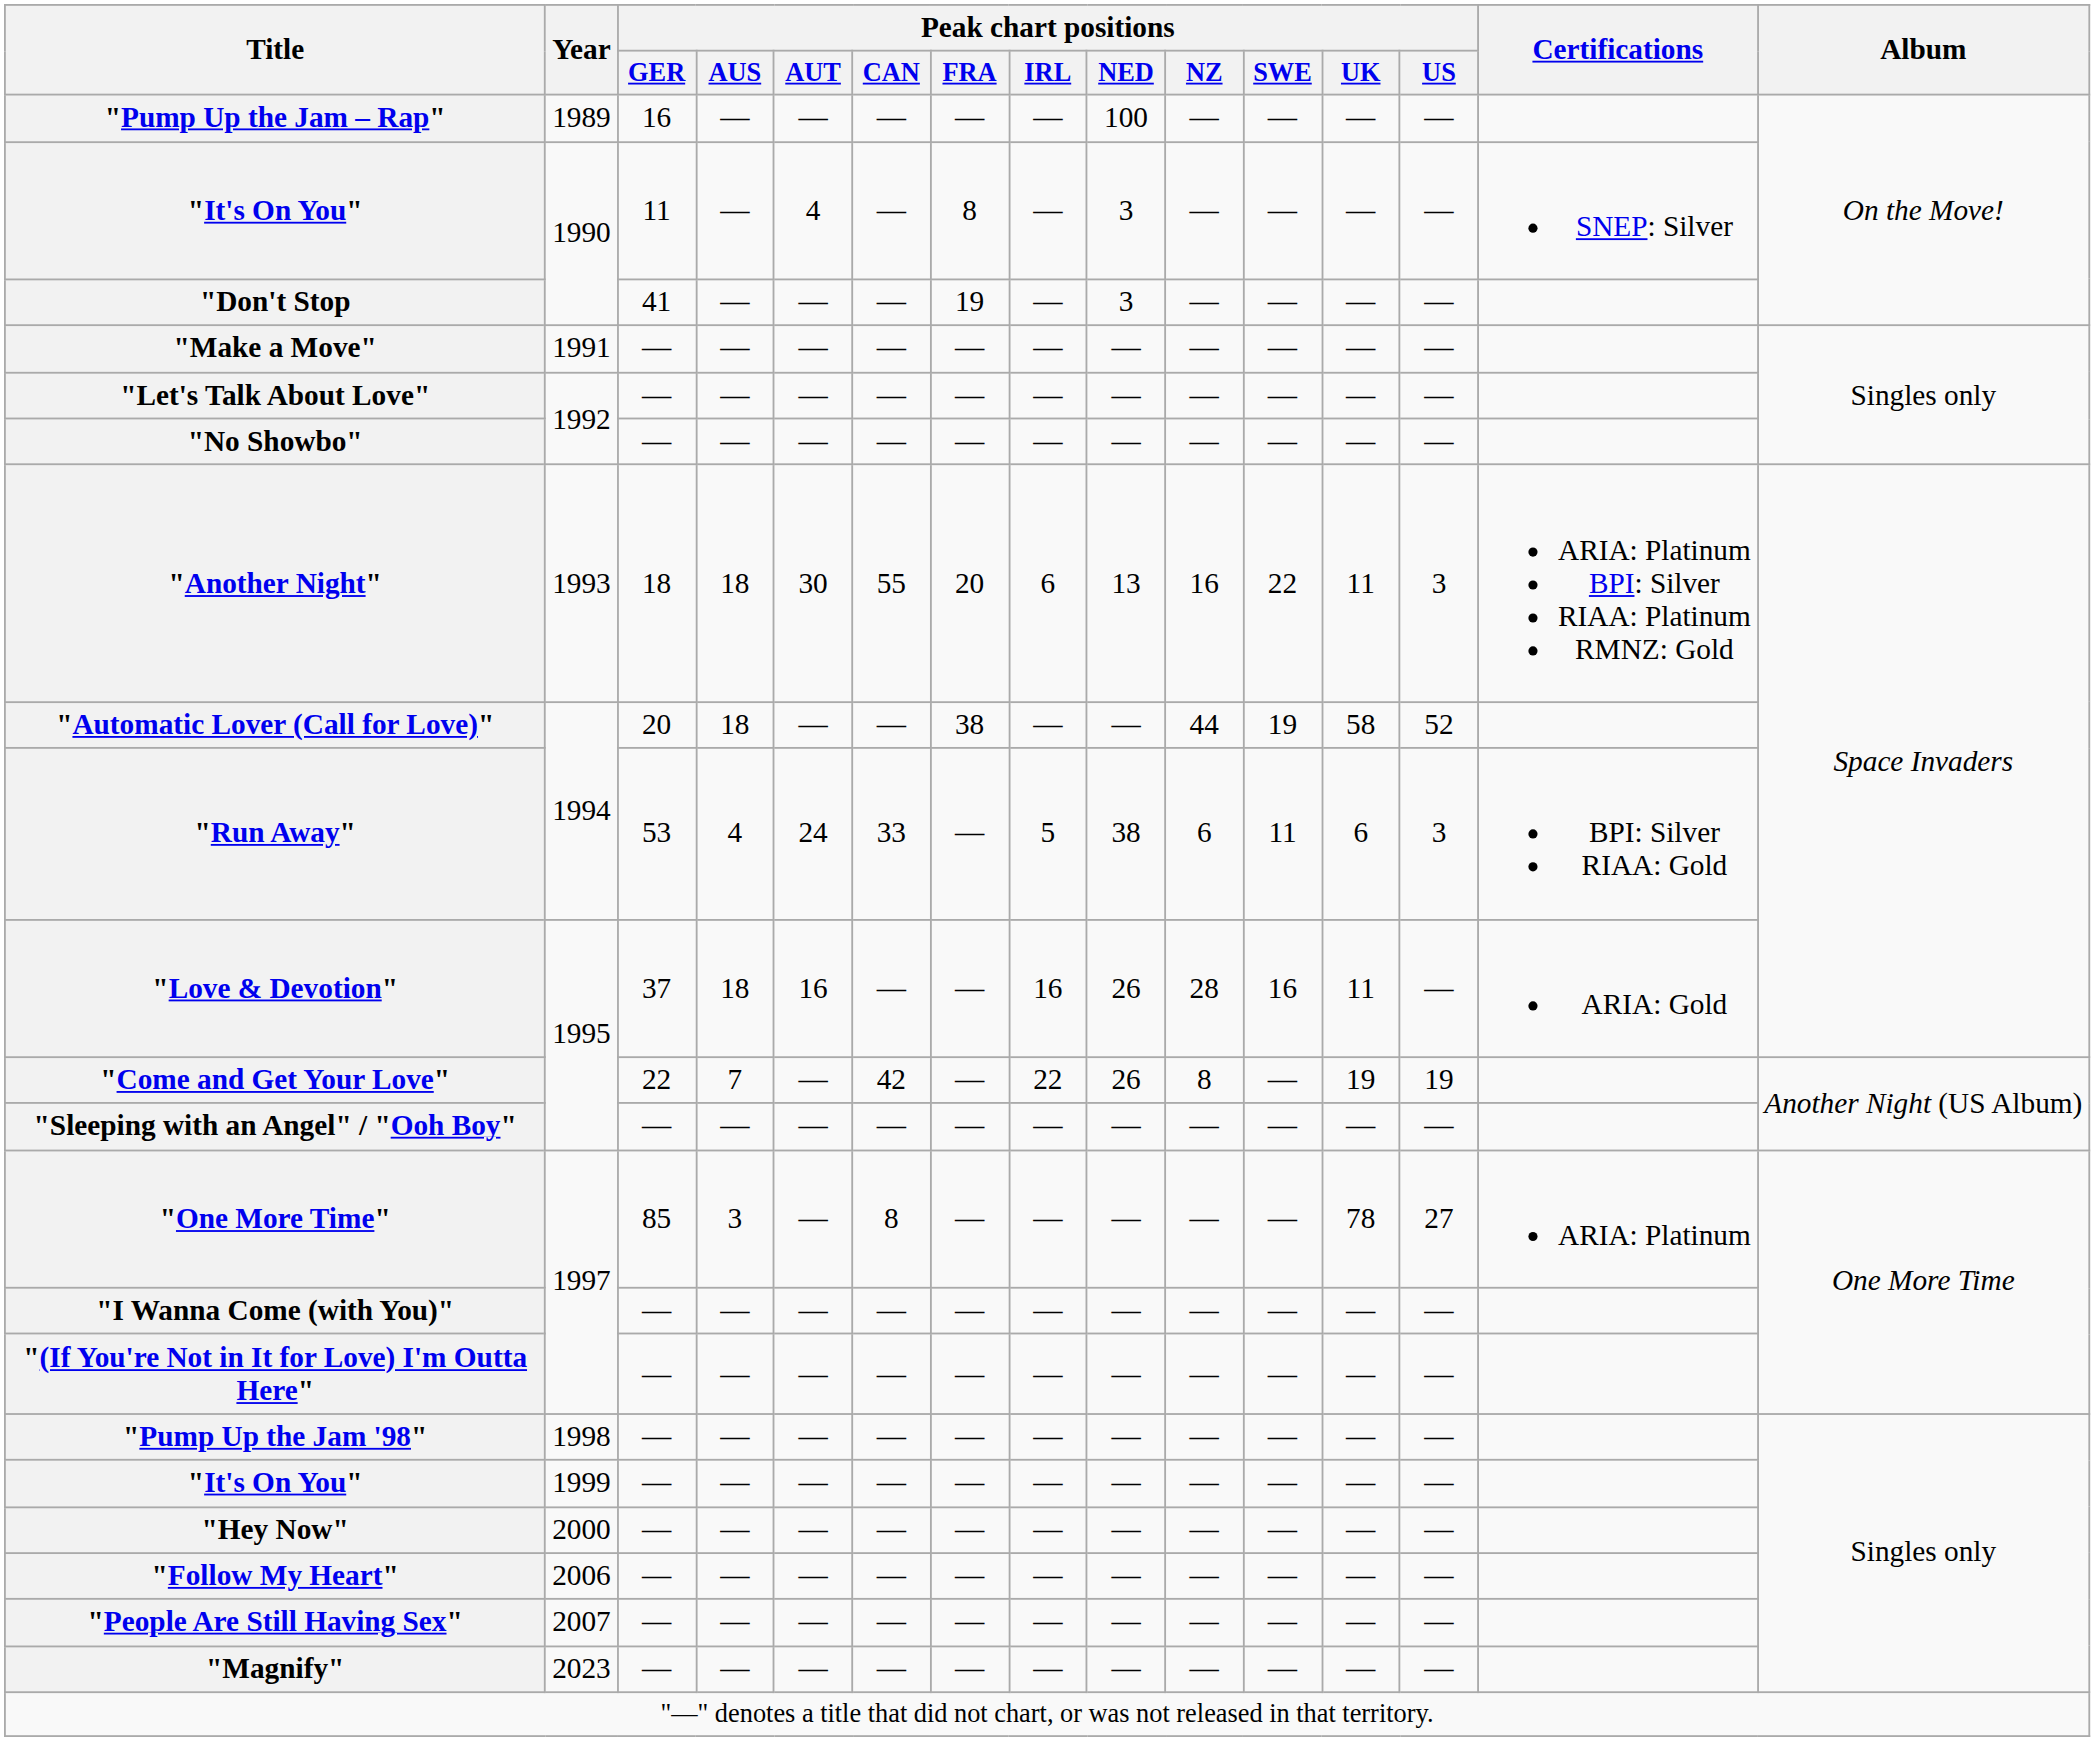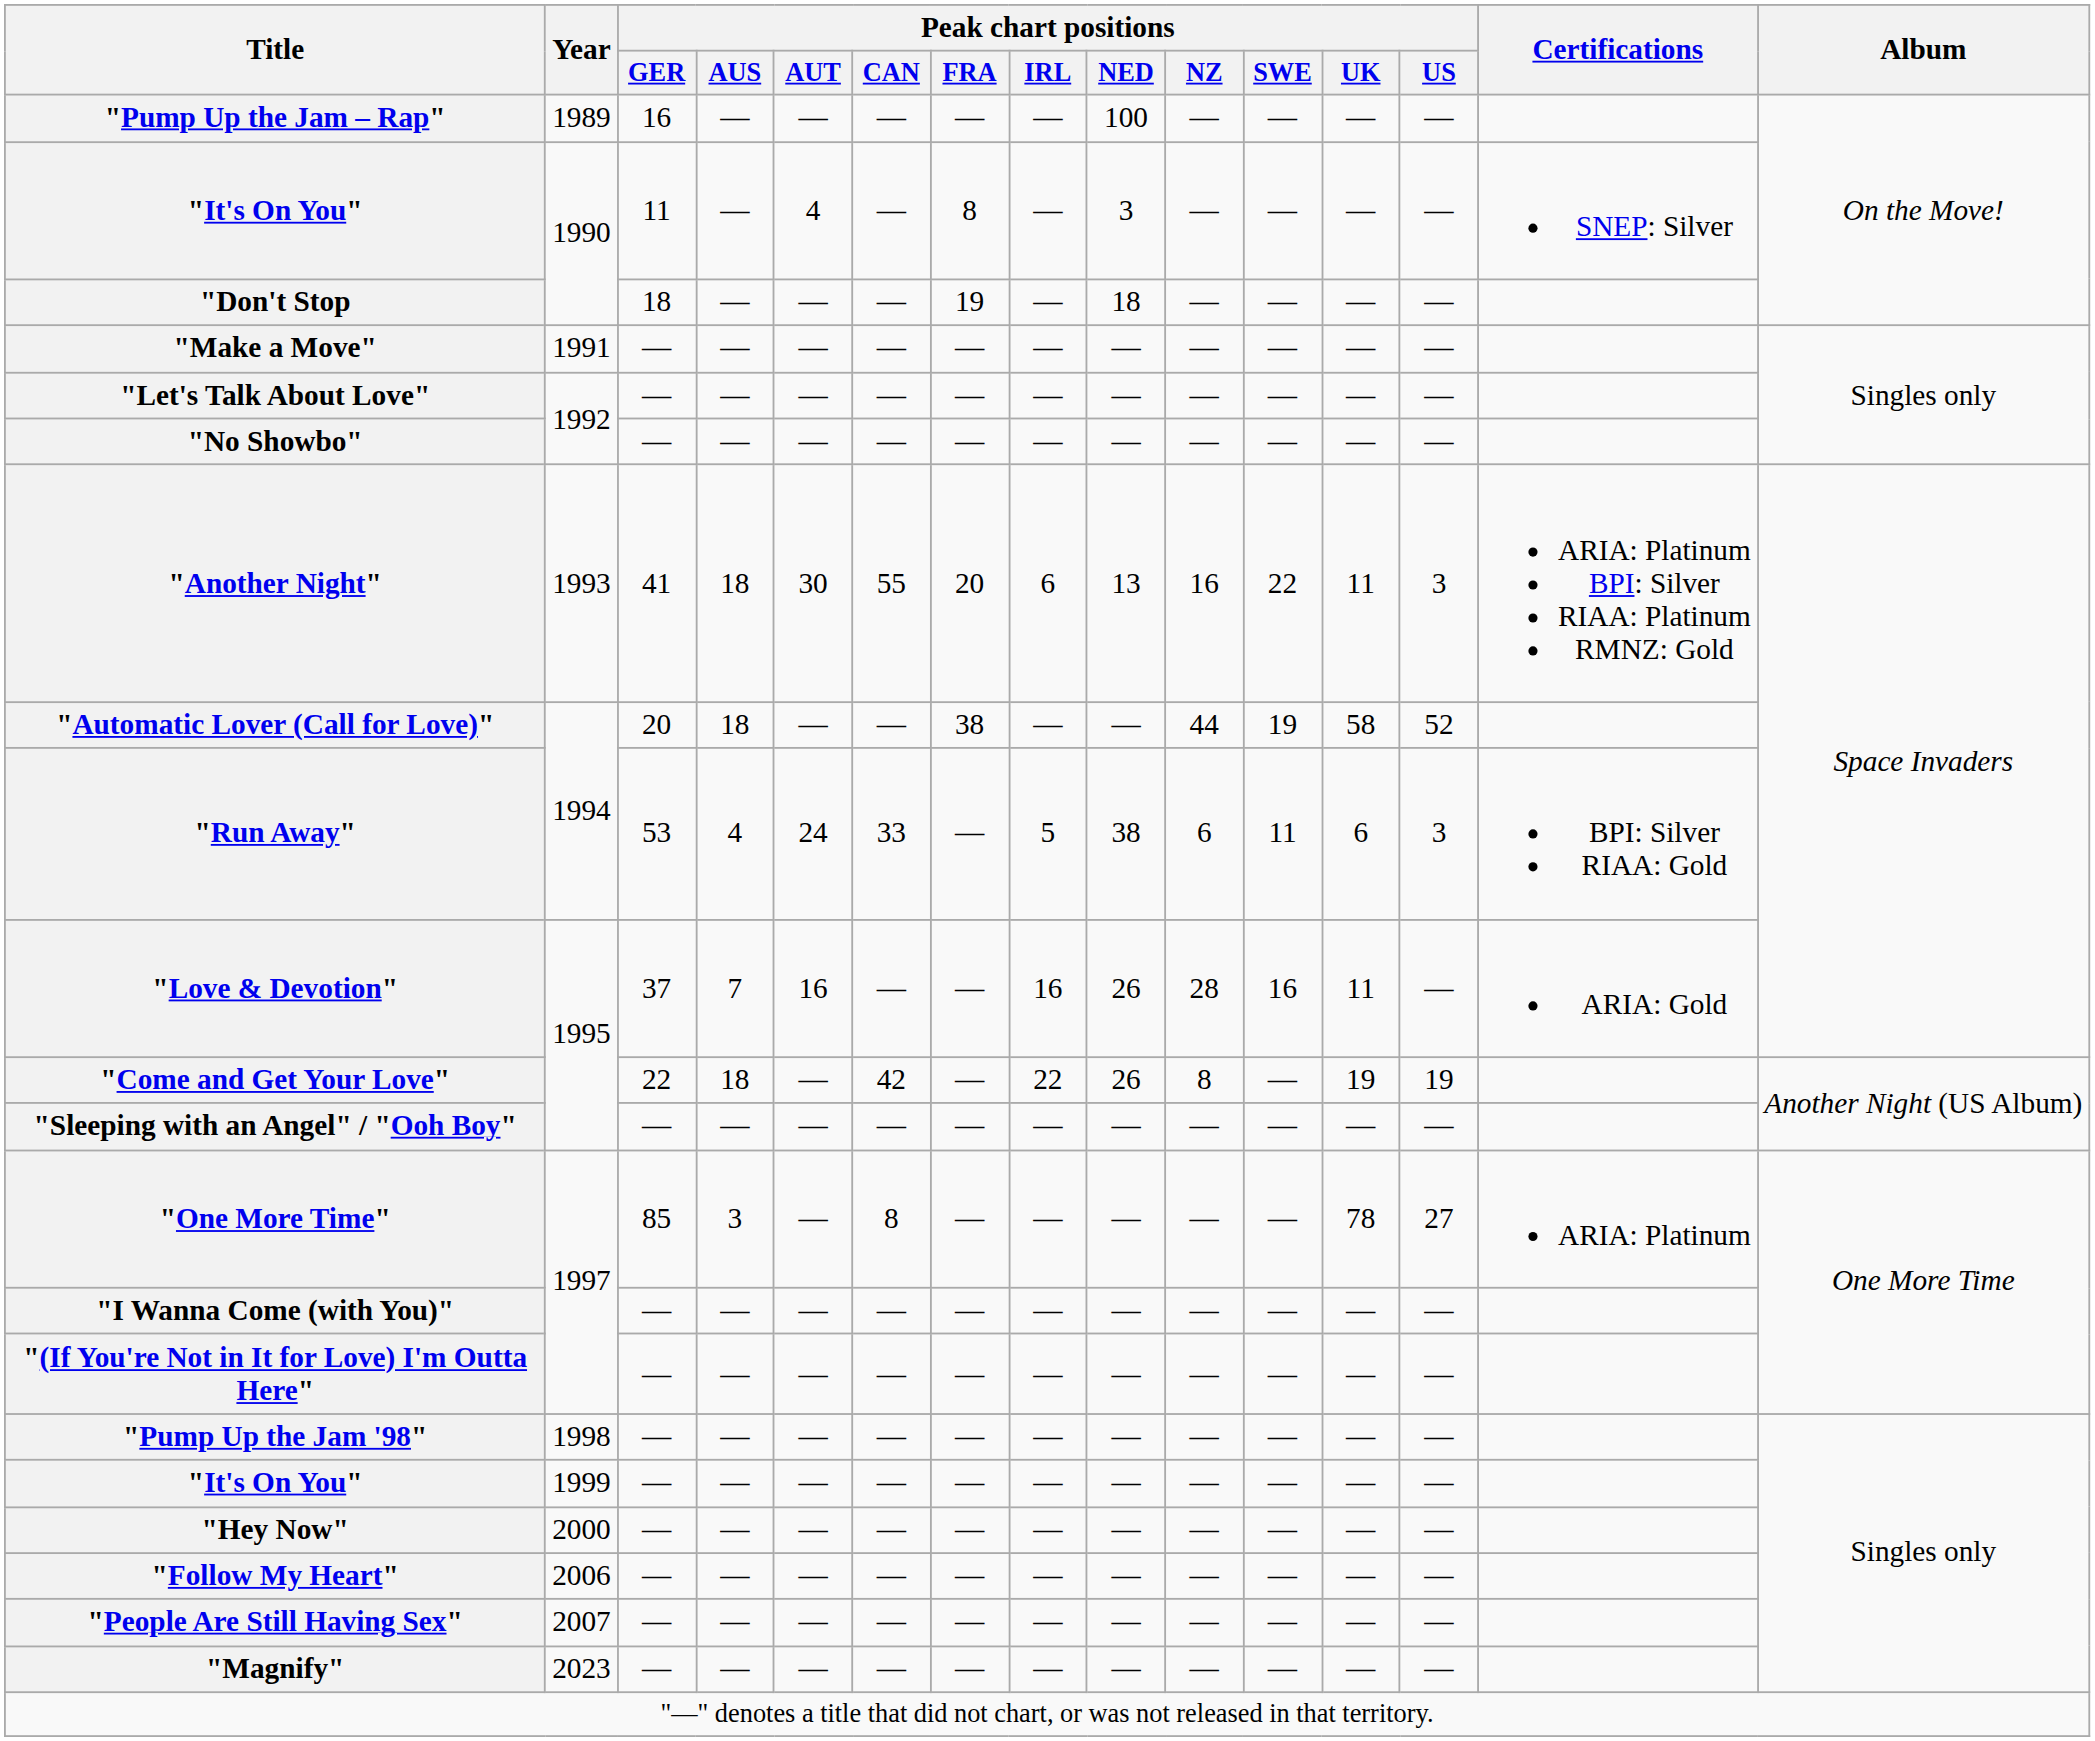(657, 301) 41 -> (657, 301) 18
(1126, 301) 3 -> (1126, 301) 18
(657, 582) 18 -> (657, 582) 41
(735, 987) 18 -> (735, 987) 7
(735, 1079) 7 -> (735, 1079) 18
